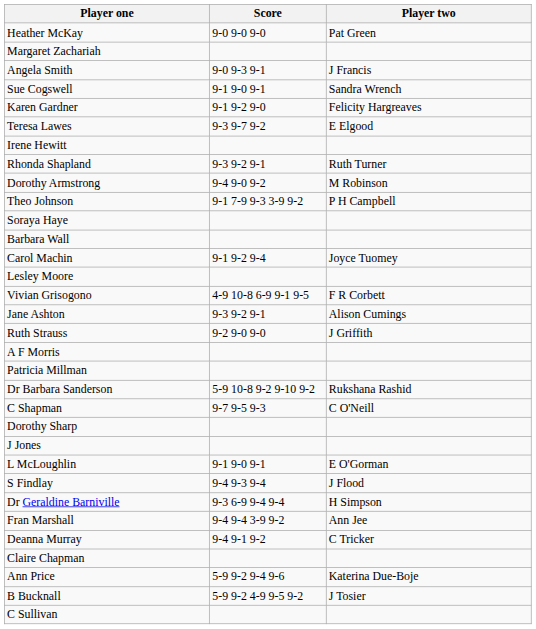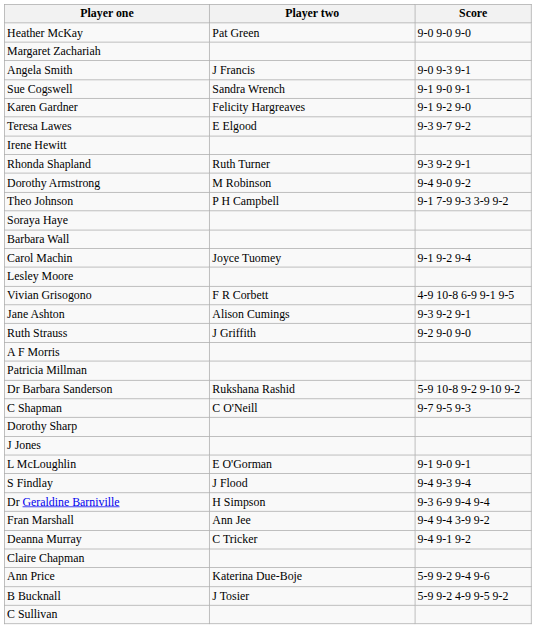columns swapped: (429, 13) <-> (268, 13)
